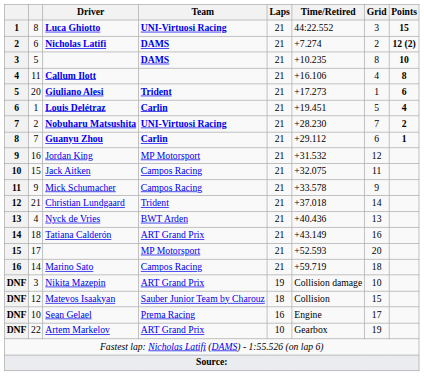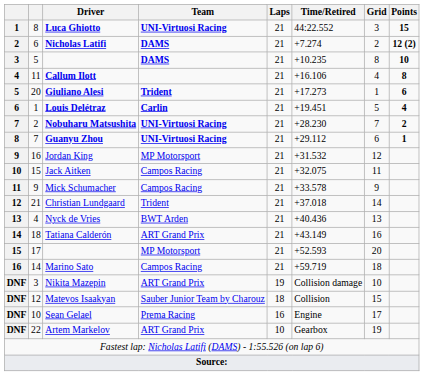(154, 139) Carlin -> (184, 139) UNI-Virtuosi Racing
